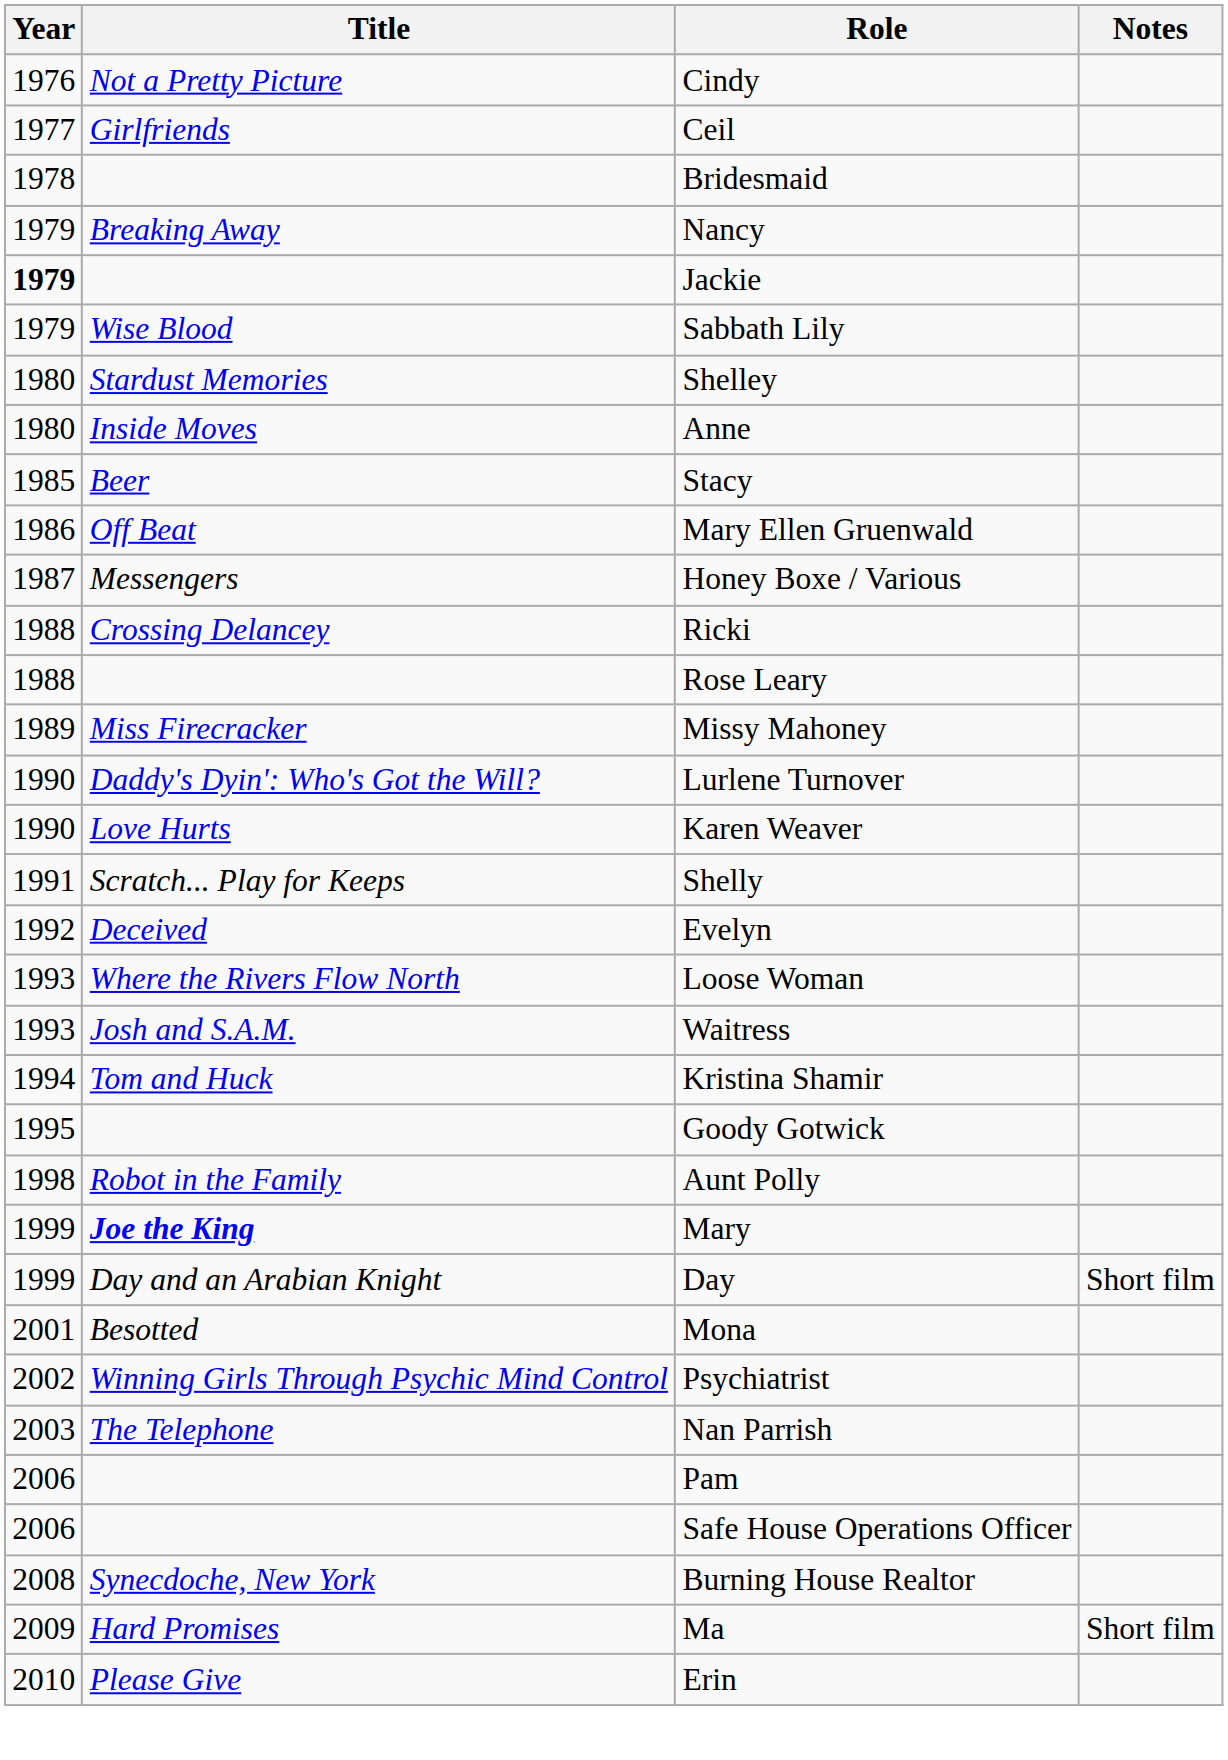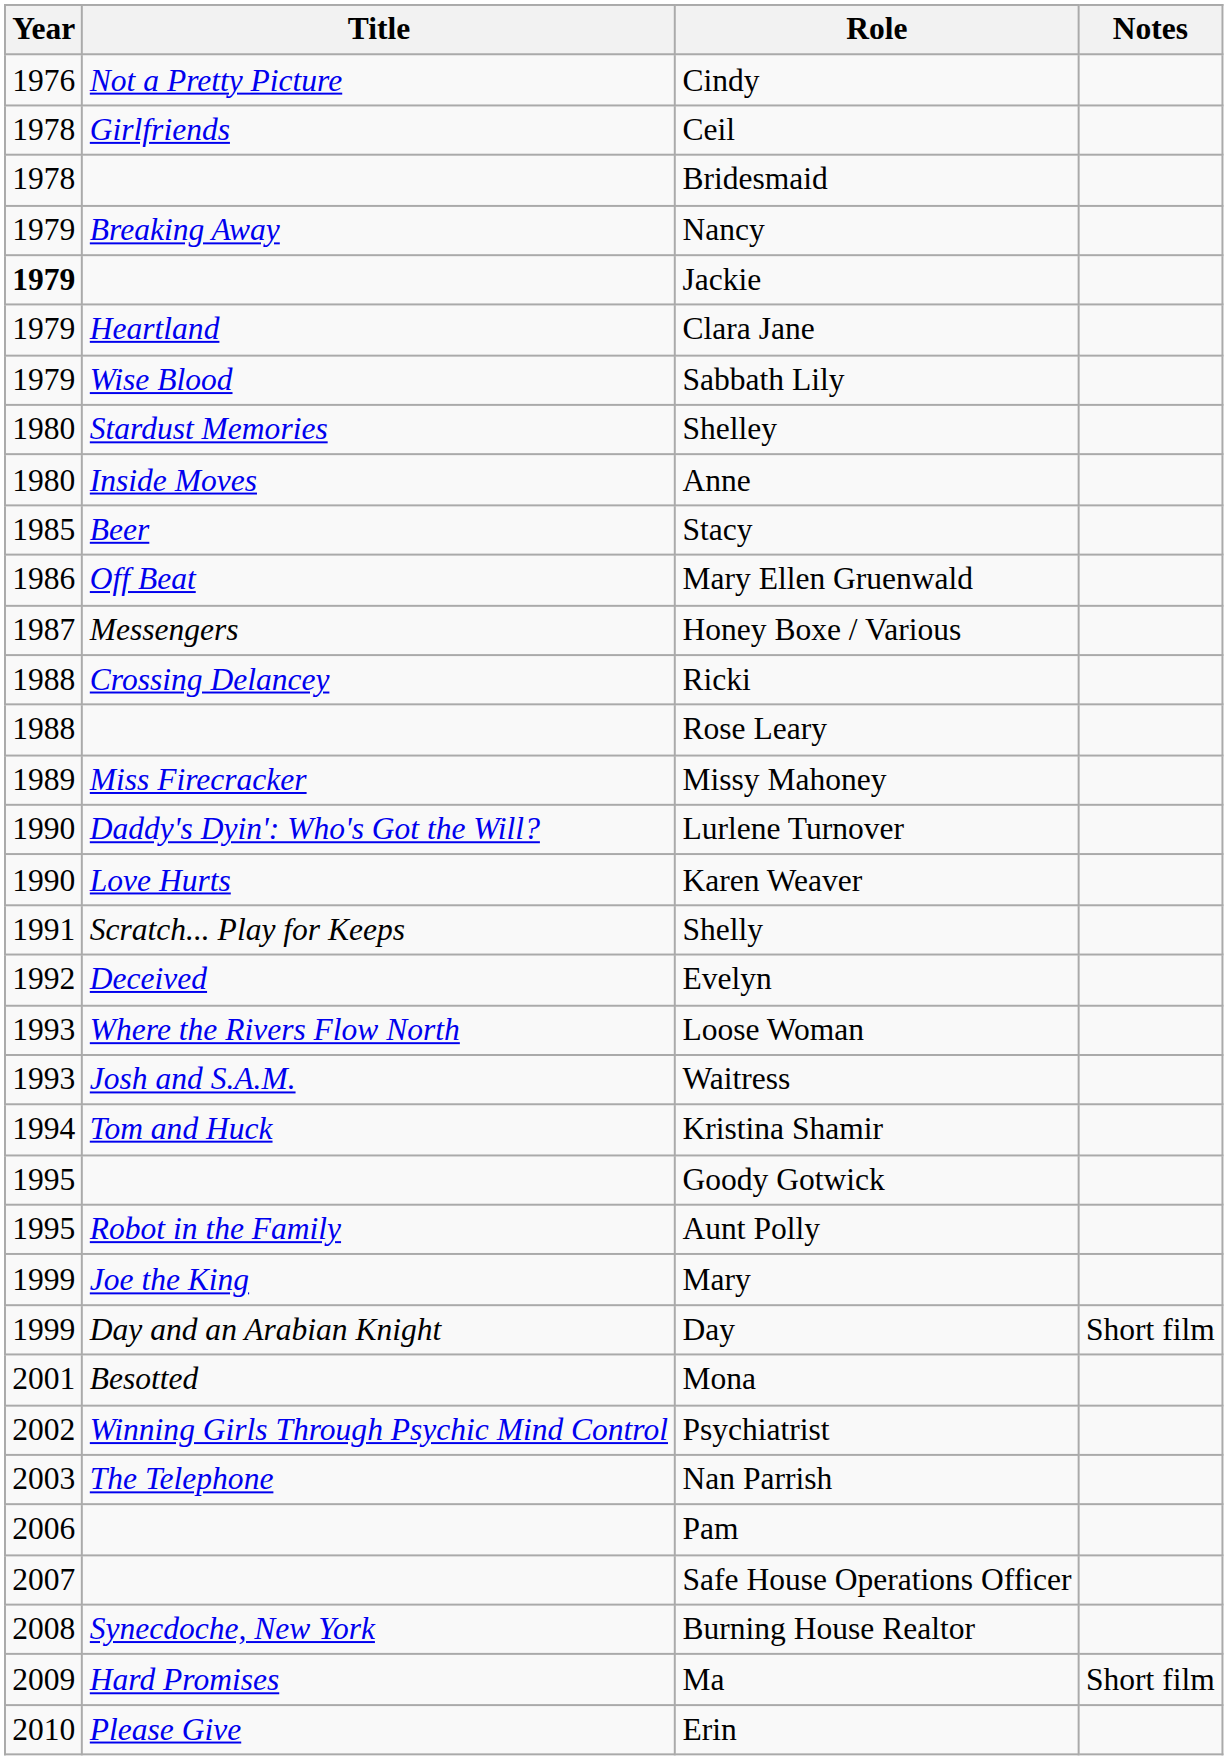(44, 129) 1977 -> (44, 129) 1978
+ row: (749, 329)
(44, 1179) 1998 -> (44, 1229) 1995
(172, 1229) bold -> (169, 1279) normal
(44, 1529) 2006 -> (44, 1579) 2007
